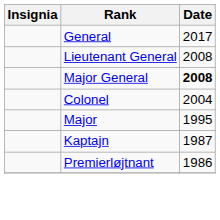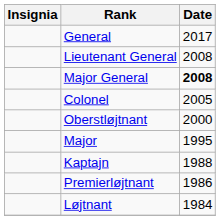(198, 99) 2004 -> (198, 99) 2005
+ row: (105, 120)
(198, 141) 1987 -> (198, 162) 1988
+ row: (88, 204)
